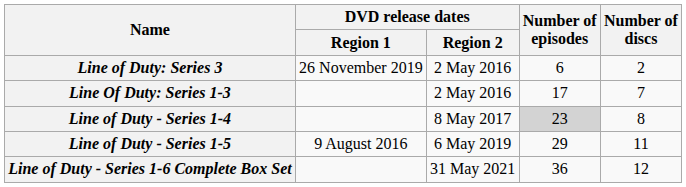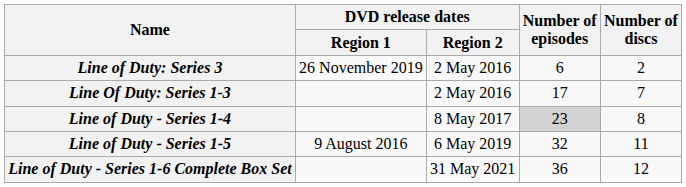(560, 144) 29 -> (560, 144) 32
